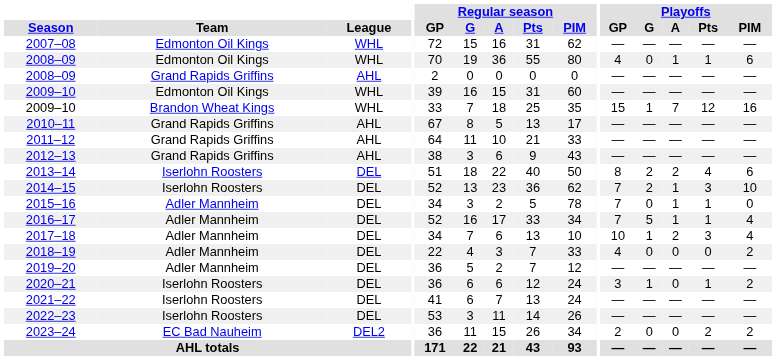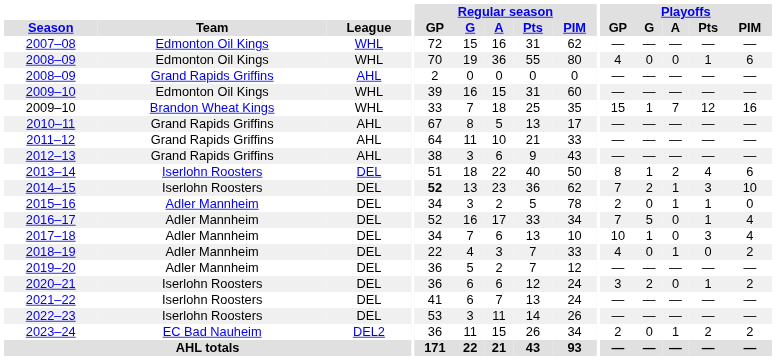(675, 60) 1 -> (675, 60) 0
(649, 172) 2 -> (649, 172) 1
(435, 188) normal -> (435, 188) bold
(618, 204) 7 -> (618, 204) 2
(675, 220) 1 -> (675, 220) 0
(675, 236) 2 -> (675, 236) 0
(675, 252) 0 -> (675, 252) 1
(649, 284) 1 -> (649, 284) 2
(675, 332) 0 -> (675, 332) 1
